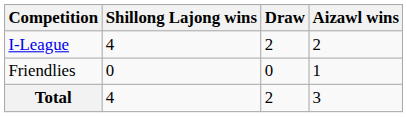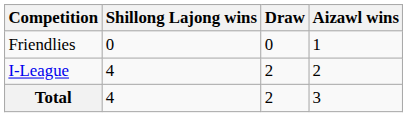rows swapped: (39, 44) <-> (42, 71)
